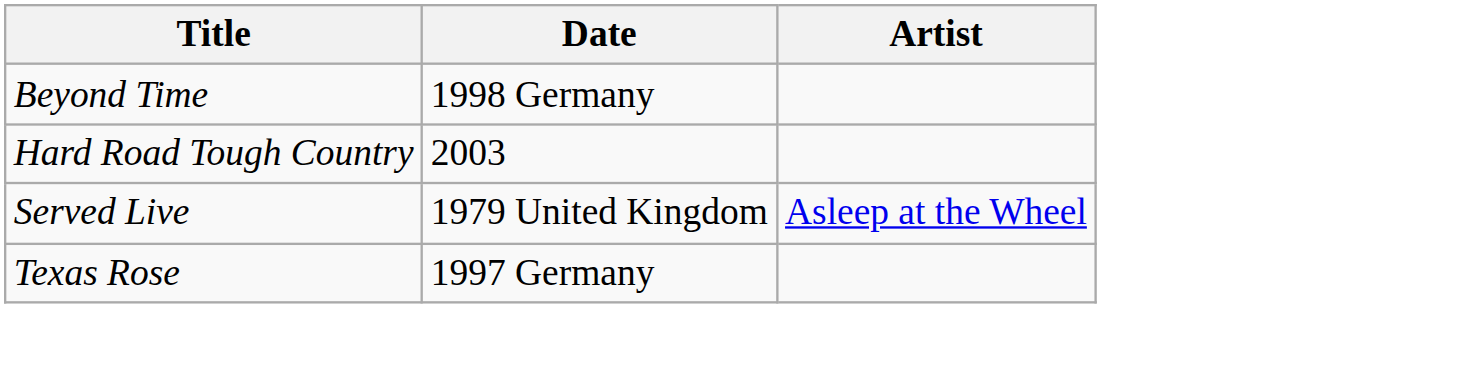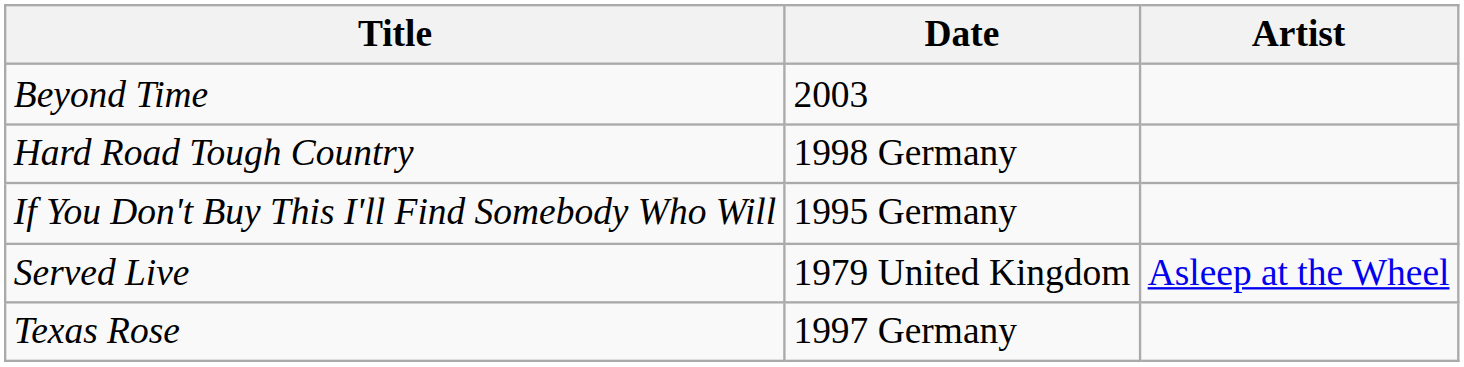(543, 93) 1998 Germany -> (831, 93) 2003
(468, 152) 2003 -> (905, 152) 1998 Germany
+ row: (395, 212)
